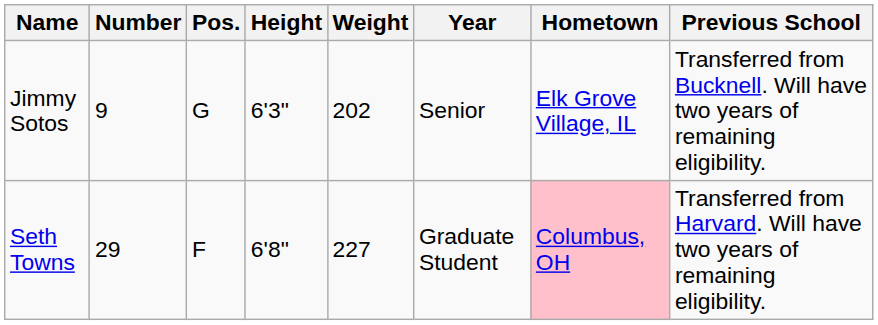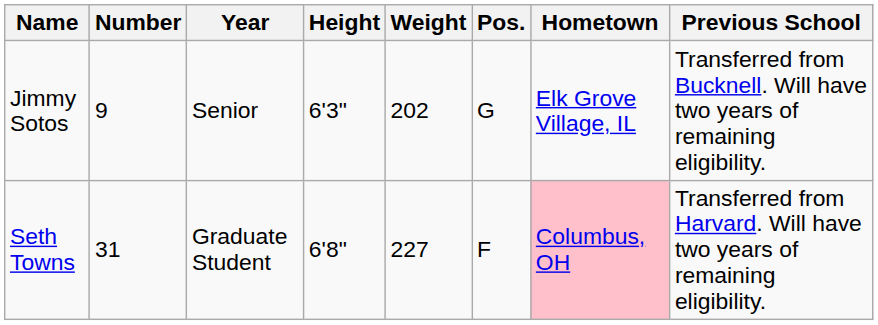columns swapped: (216, 22) <-> (472, 22)
(108, 249) 29 -> (108, 249) 31
